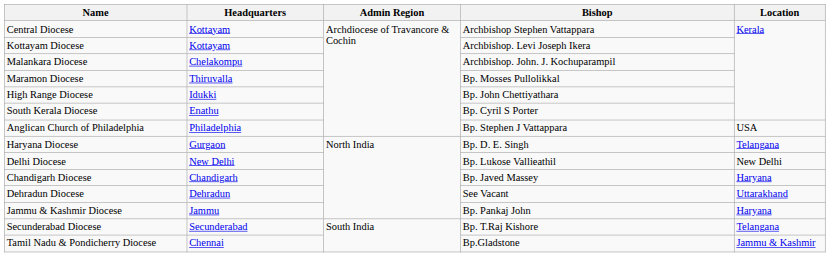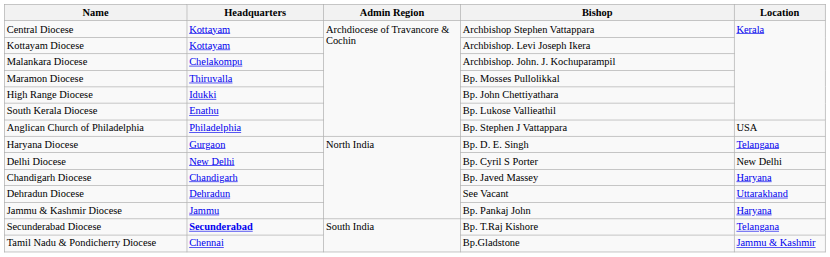(500, 111) Bp. Cyril S Porter -> (509, 111) Bp. Lukose Vallieathil
(509, 161) Bp. Lukose Vallieathil -> (500, 161) Bp. Cyril S Porter
(218, 227) normal -> (221, 227) bold
